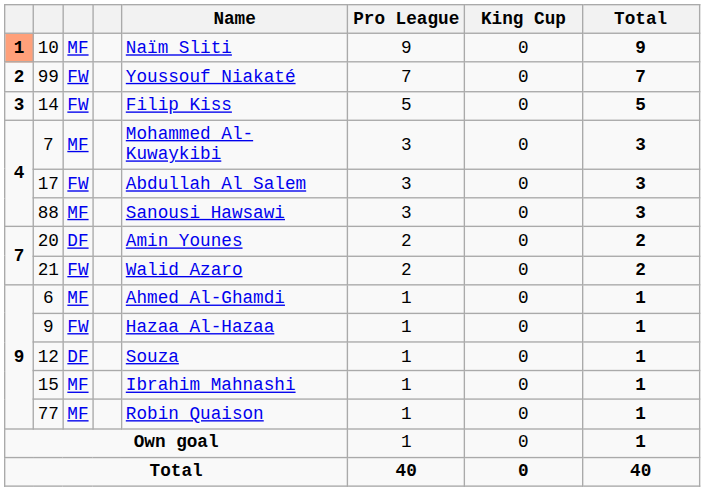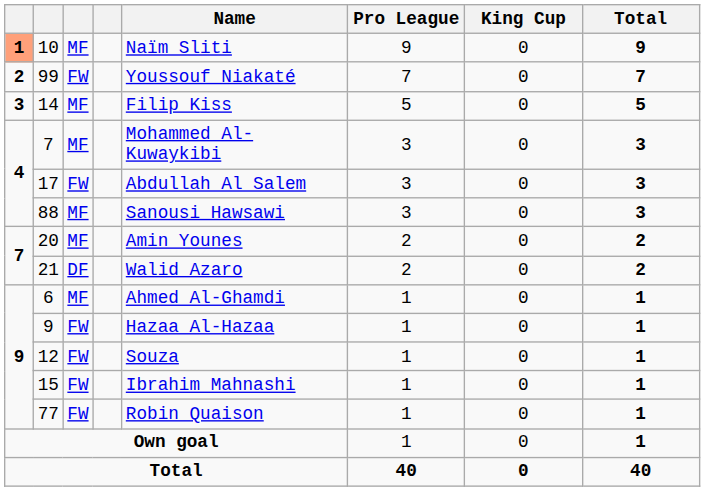(78, 106) FW -> (78, 106) MF
(78, 241) DF -> (78, 241) MF
(78, 270) FW -> (78, 270) DF
(78, 356) DF -> (78, 356) FW
(78, 385) MF -> (78, 385) FW
(78, 414) MF -> (78, 414) FW
